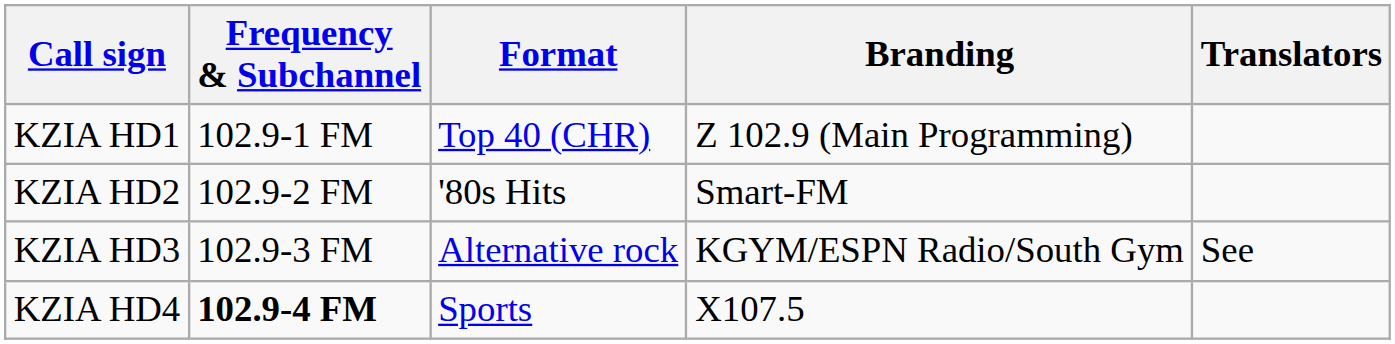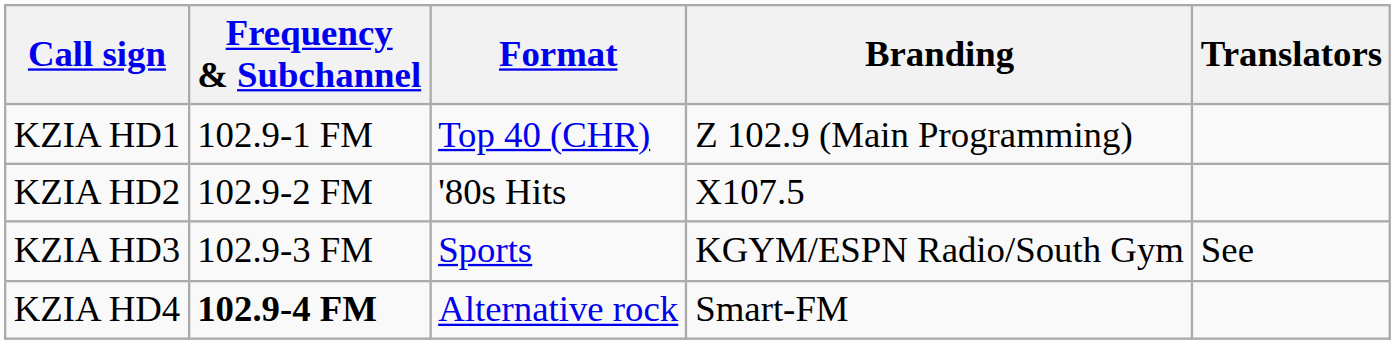(772, 191) Smart-FM -> (750, 191) X107.5
(558, 250) Alternative rock -> (485, 250) Sports
(485, 308) Sports -> (558, 308) Alternative rock
(750, 308) X107.5 -> (772, 308) Smart-FM
